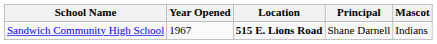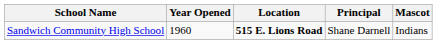(180, 30) 1967 -> (180, 30) 1960
